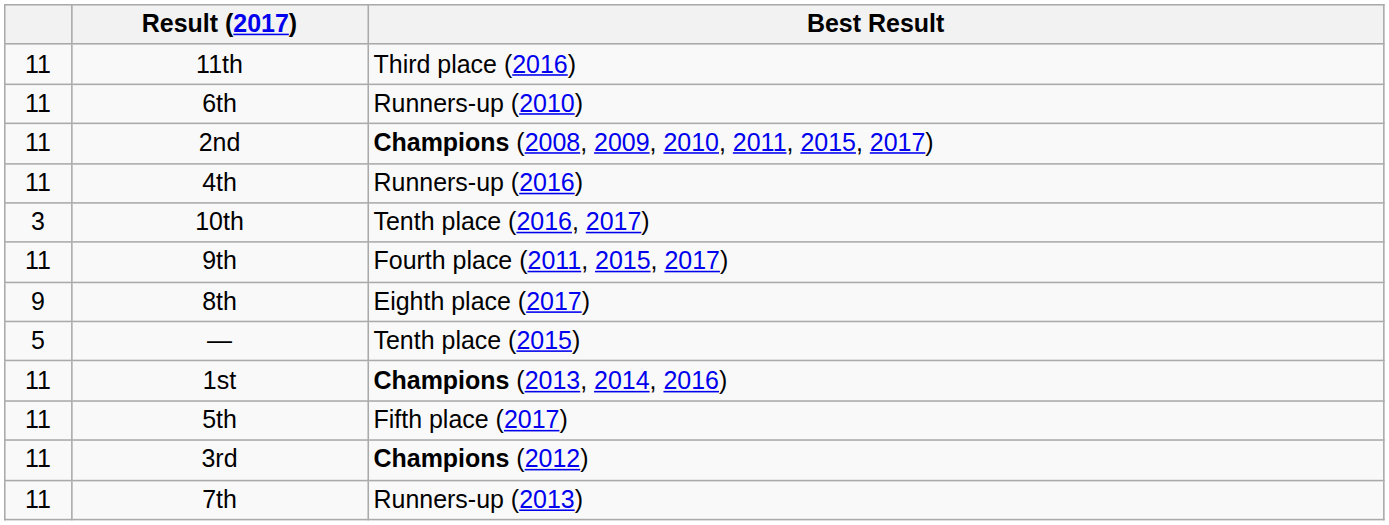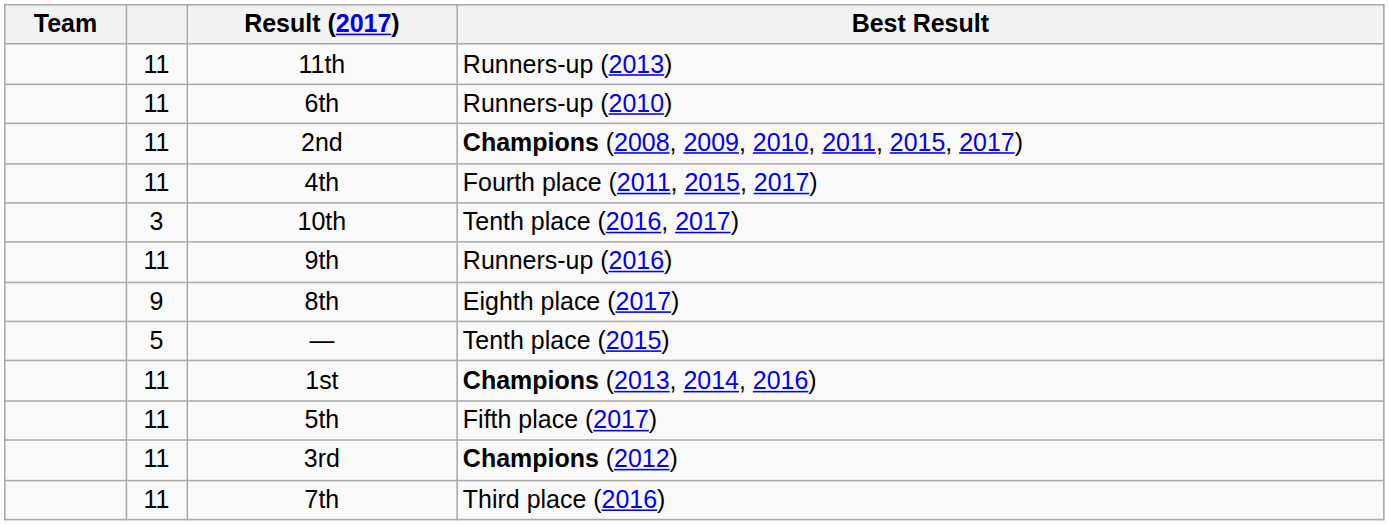+ column: (65, 24)
(475, 63) Third place (2016) -> (568, 63) Runners-up (2013)
(478, 182) Runners-up (2016) -> (640, 182) Fourth place (2011, 2015, 2017)
(551, 261) Fourth place (2011, 2015, 2017) -> (568, 261) Runners-up (2016)
(478, 499) Runners-up (2013) -> (564, 499) Third place (2016)
